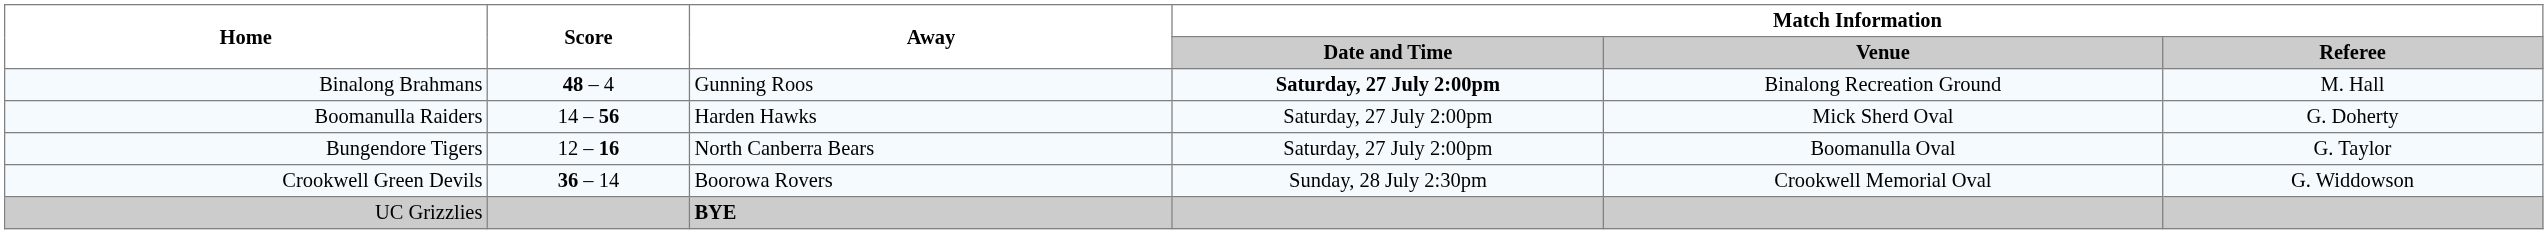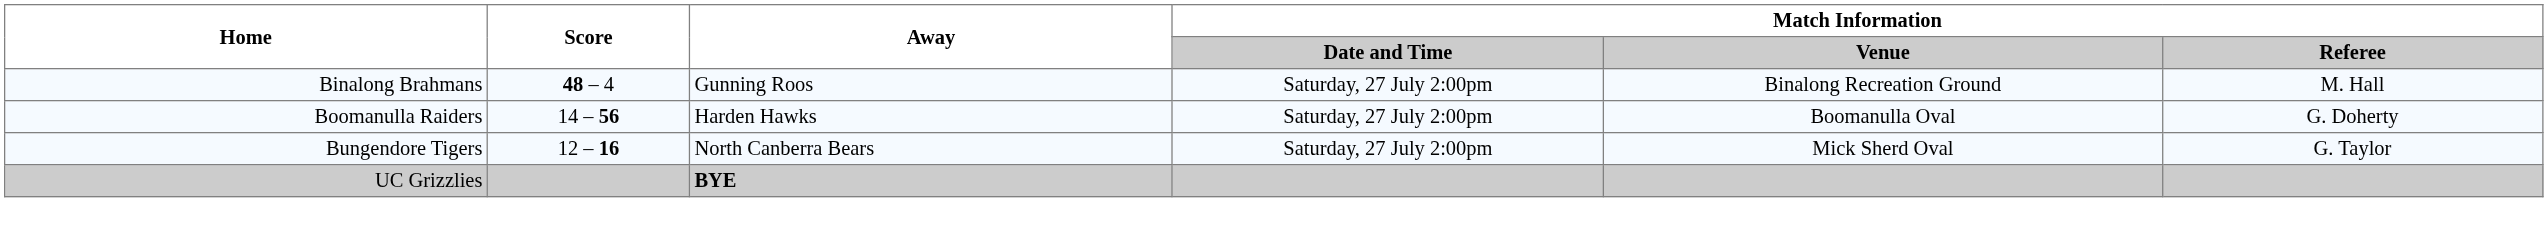(1388, 84) bold -> (1388, 84) normal
(1883, 116) Mick Sherd Oval -> (1883, 116) Boomanulla Oval
(1883, 148) Boomanulla Oval -> (1883, 148) Mick Sherd Oval
- row: (382, 180)
